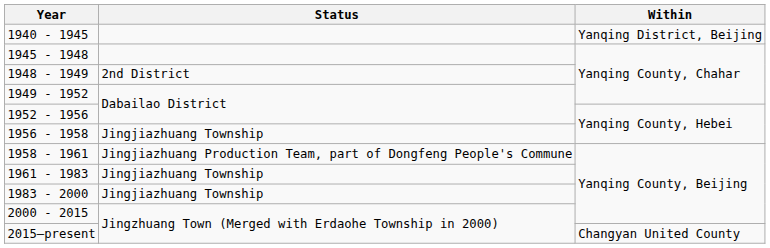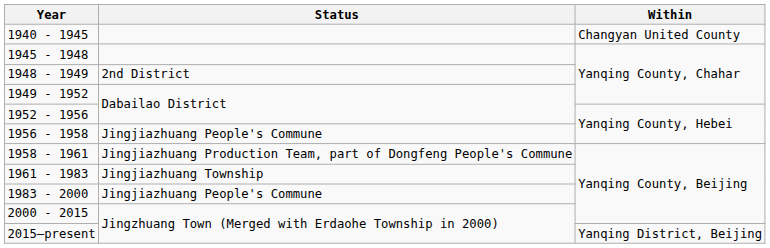(670, 34) Yanqing District, Beijing -> (659, 34) Changyan United County
(182, 134) Jingjiazhuang Township -> (212, 134) Jingjiazhuang People's Commune
(182, 194) Jingjiazhuang Township -> (212, 194) Jingjiazhuang People's Commune
(659, 234) Changyan United County -> (670, 234) Yanqing District, Beijing
